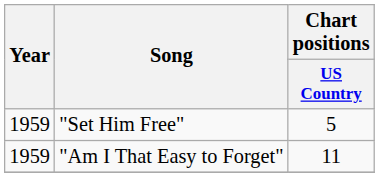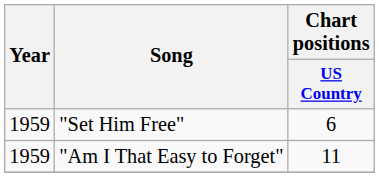(331, 124) 5 -> (331, 124) 6
